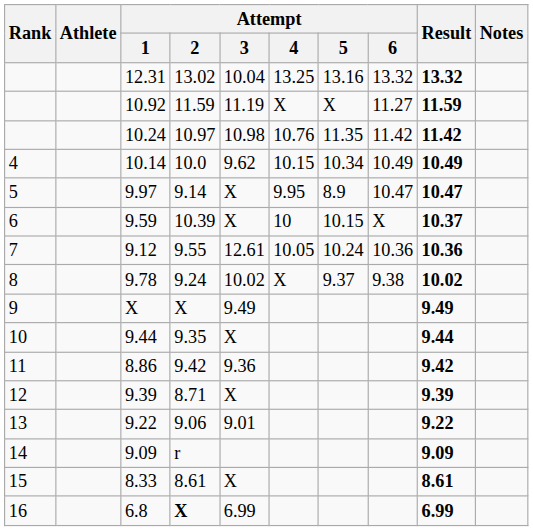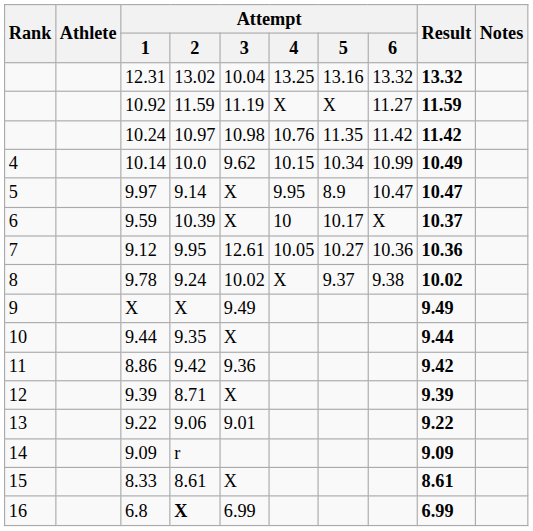(393, 163) 10.49 -> (393, 163) 10.99
(343, 221) 10.15 -> (343, 221) 10.17
(190, 250) 9.55 -> (190, 250) 9.95
(343, 250) 10.24 -> (343, 250) 10.27
